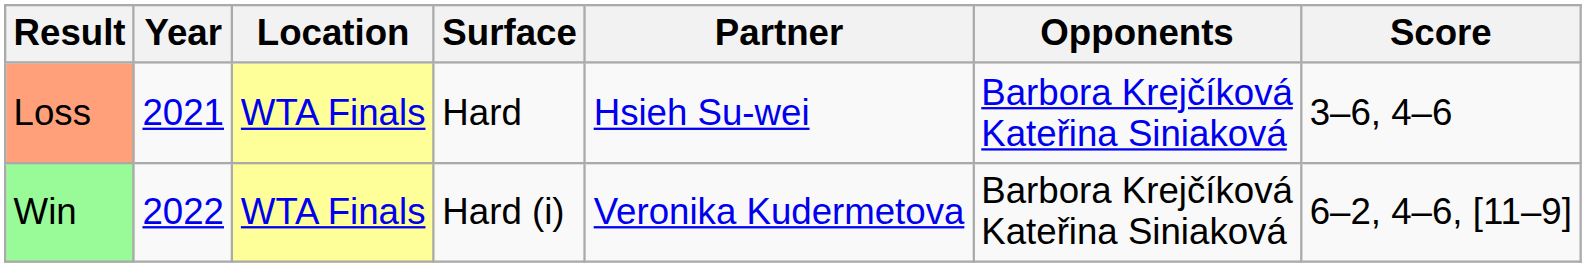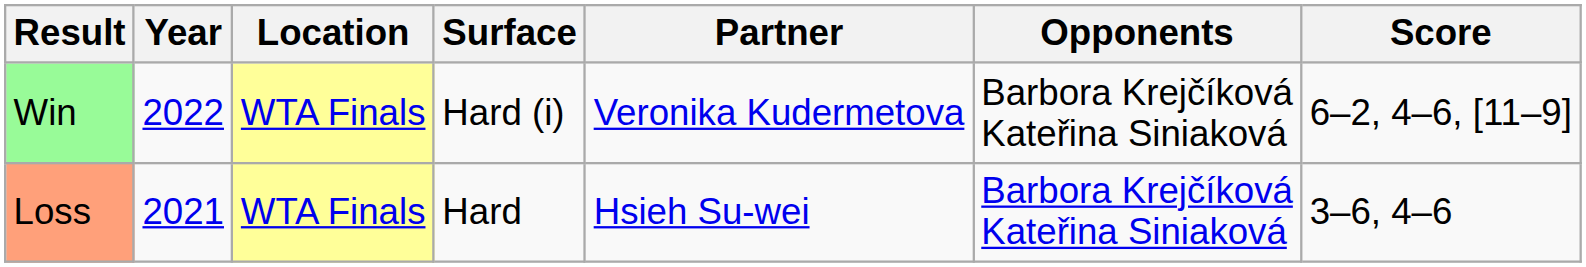rows swapped: (52, 112) <-> (45, 211)
